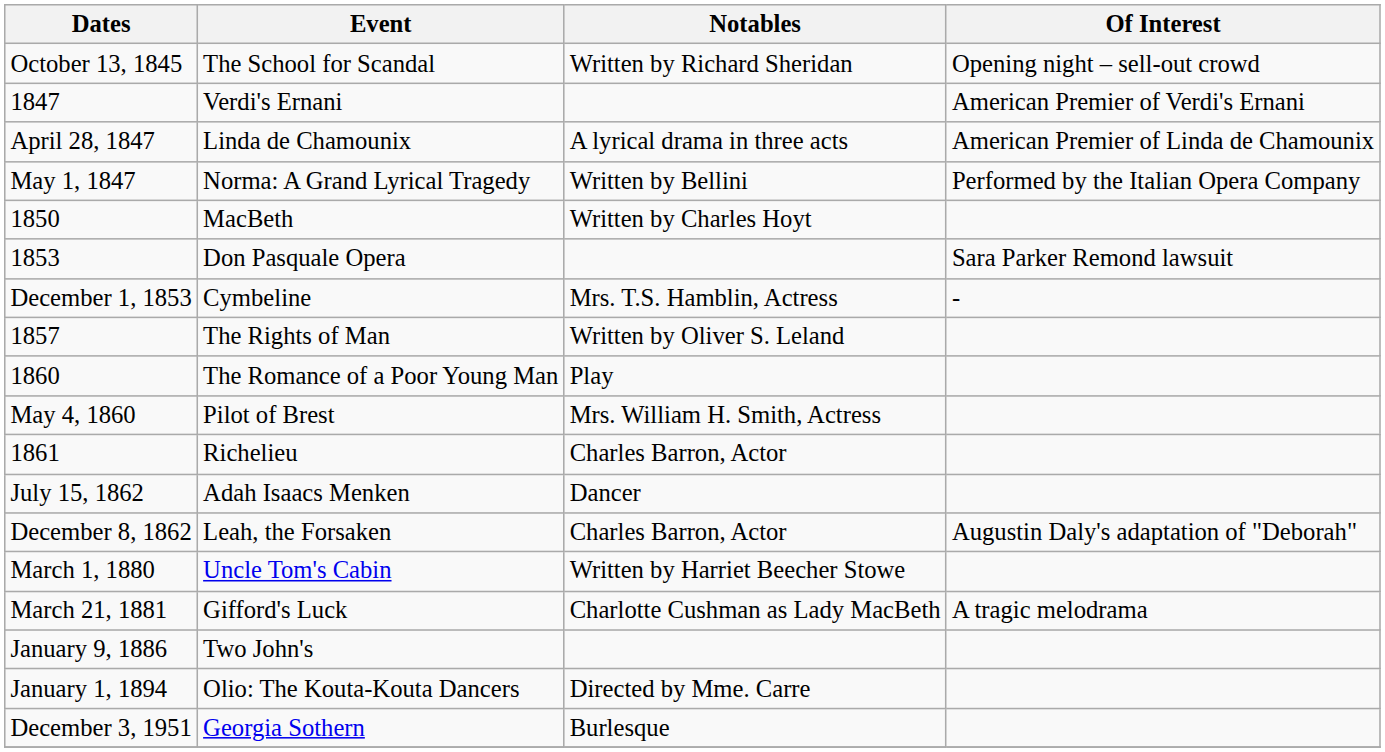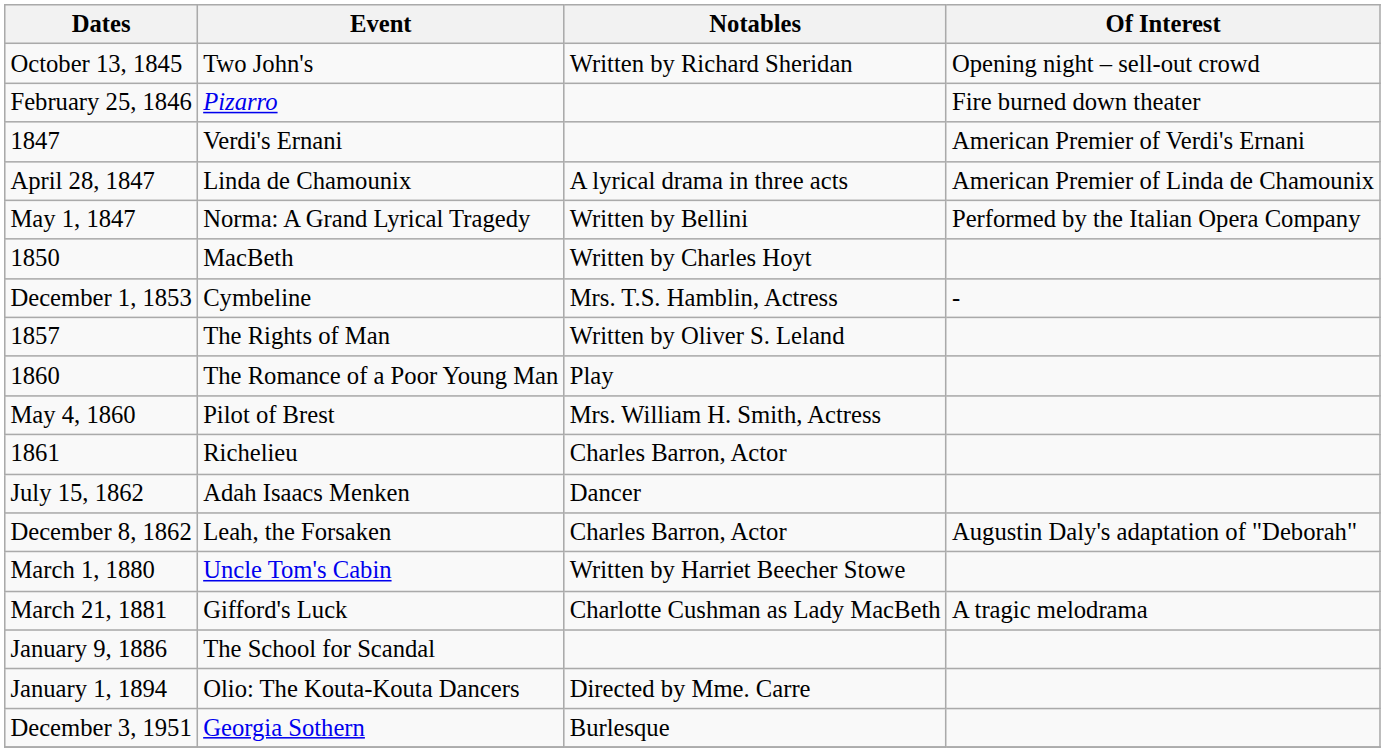(319, 63) The School for Scandal -> (258, 63) Two John's
+ row: (101, 102)
- row: (35, 258)
(258, 649) Two John's -> (319, 649) The School for Scandal
